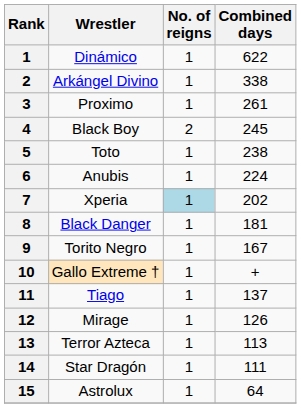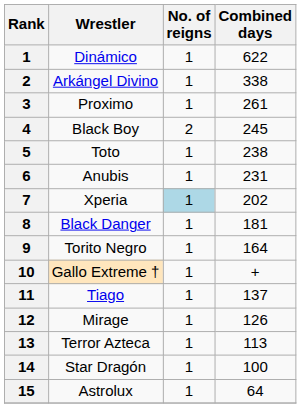(255, 176) 224 -> (255, 176) 231
(255, 248) 167 -> (255, 248) 164
(255, 367) 111 -> (255, 367) 100
